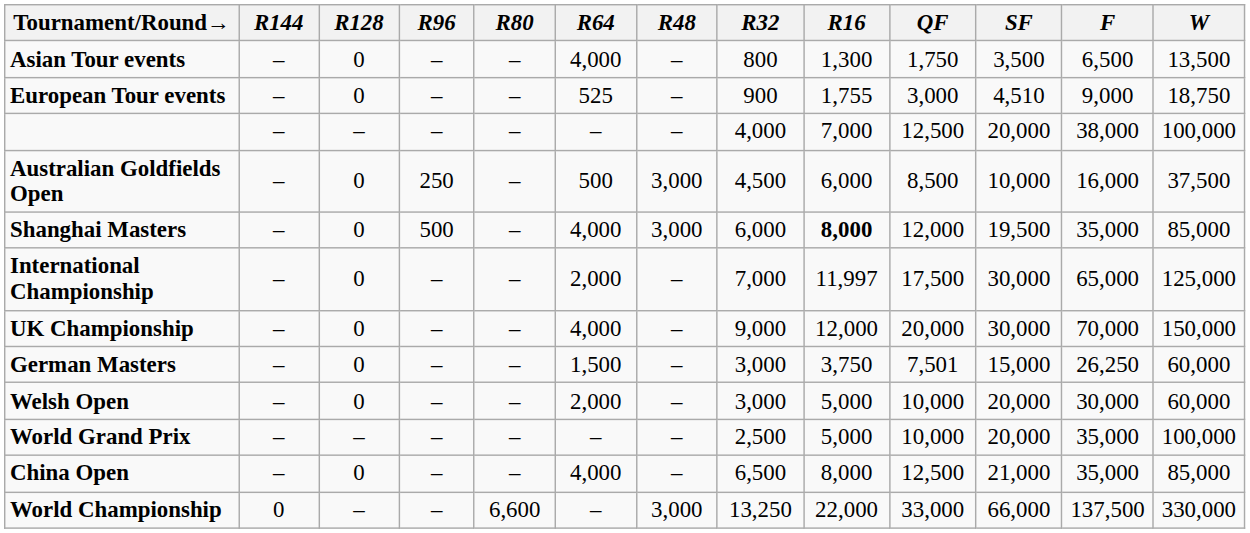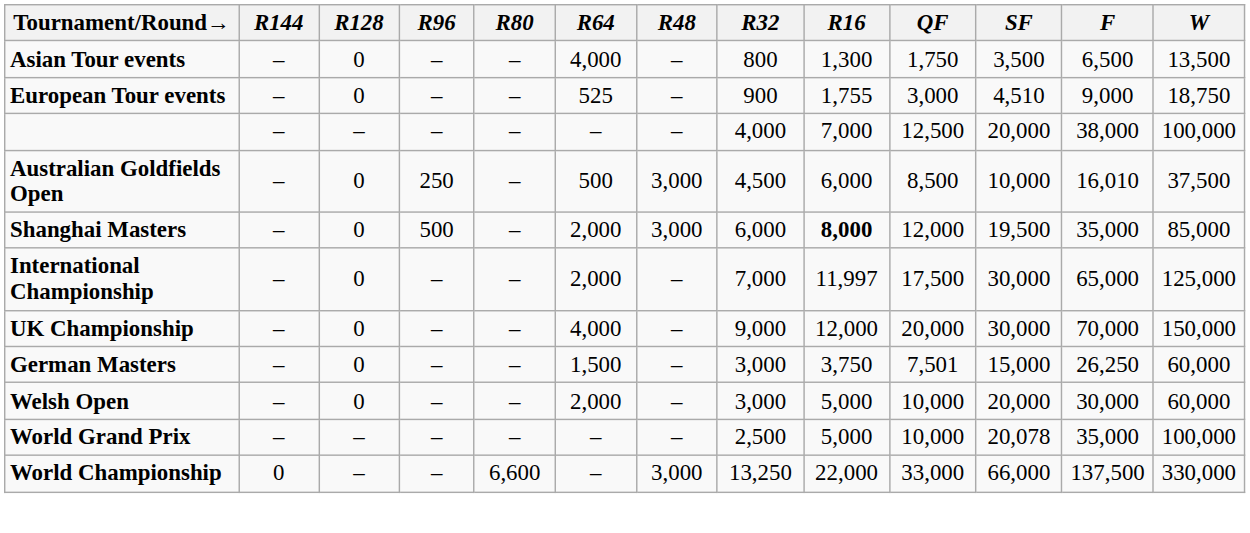(1108, 180) 16,000 -> (1108, 180) 16,010
(596, 229) 4,000 -> (596, 229) 2,000
(1019, 436) 20,000 -> (1019, 436) 20,078
- row: (69, 473)
